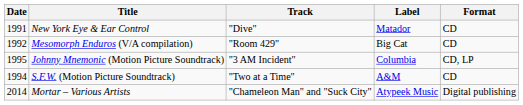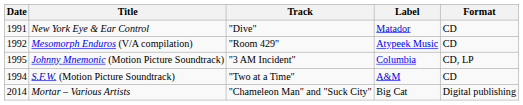(392, 44) Big Cat -> (407, 44) Atypeek Music
(407, 92) Atypeek Music -> (392, 92) Big Cat
